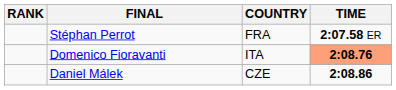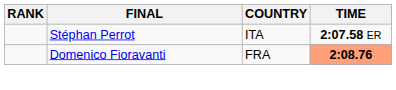(258, 34) FRA -> (254, 34) ITA
(254, 54) ITA -> (258, 54) FRA
- row: (86, 74)
